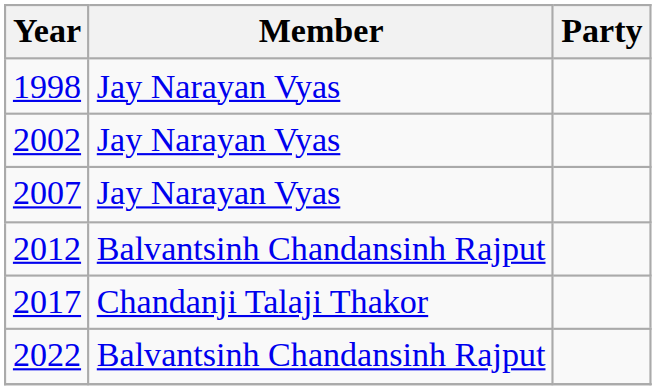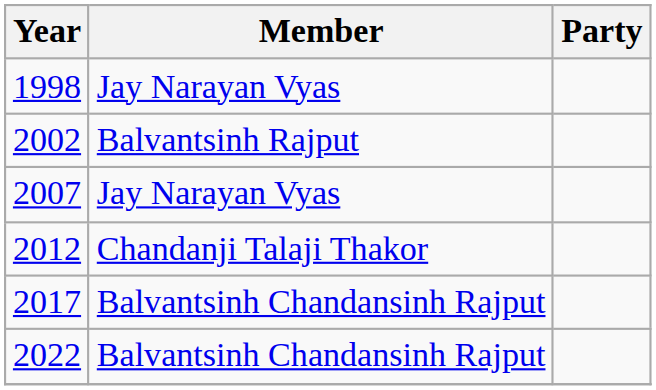(219, 139) Jay Narayan Vyas -> (228, 139) Balvantsinh Rajput
(321, 247) Balvantsinh Chandansinh Rajput -> (262, 247) Chandanji Talaji Thakor
(262, 301) Chandanji Talaji Thakor -> (321, 301) Balvantsinh Chandansinh Rajput
